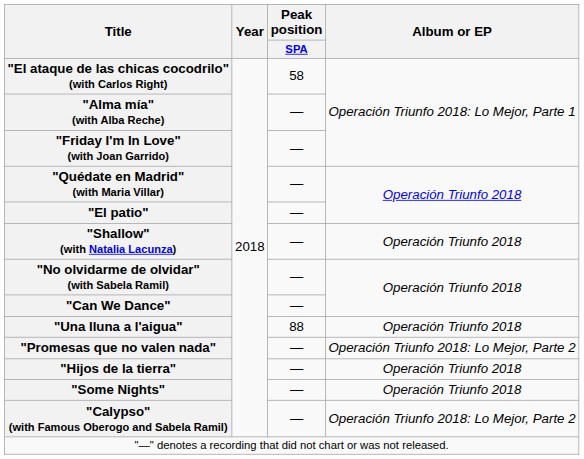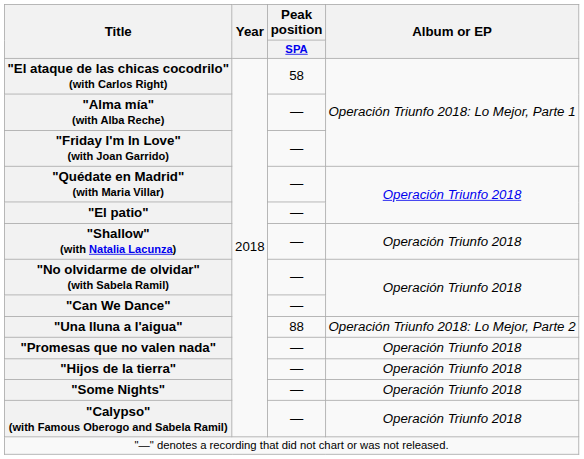(452, 326) Operación Triunfo 2018 -> (452, 326) Operación Triunfo 2018: Lo Mejor, Parte 2
(452, 348) Operación Triunfo 2018: Lo Mejor, Parte 2 -> (452, 348) Operación Triunfo 2018
(452, 418) Operación Triunfo 2018: Lo Mejor, Parte 2 -> (452, 418) Operación Triunfo 2018
